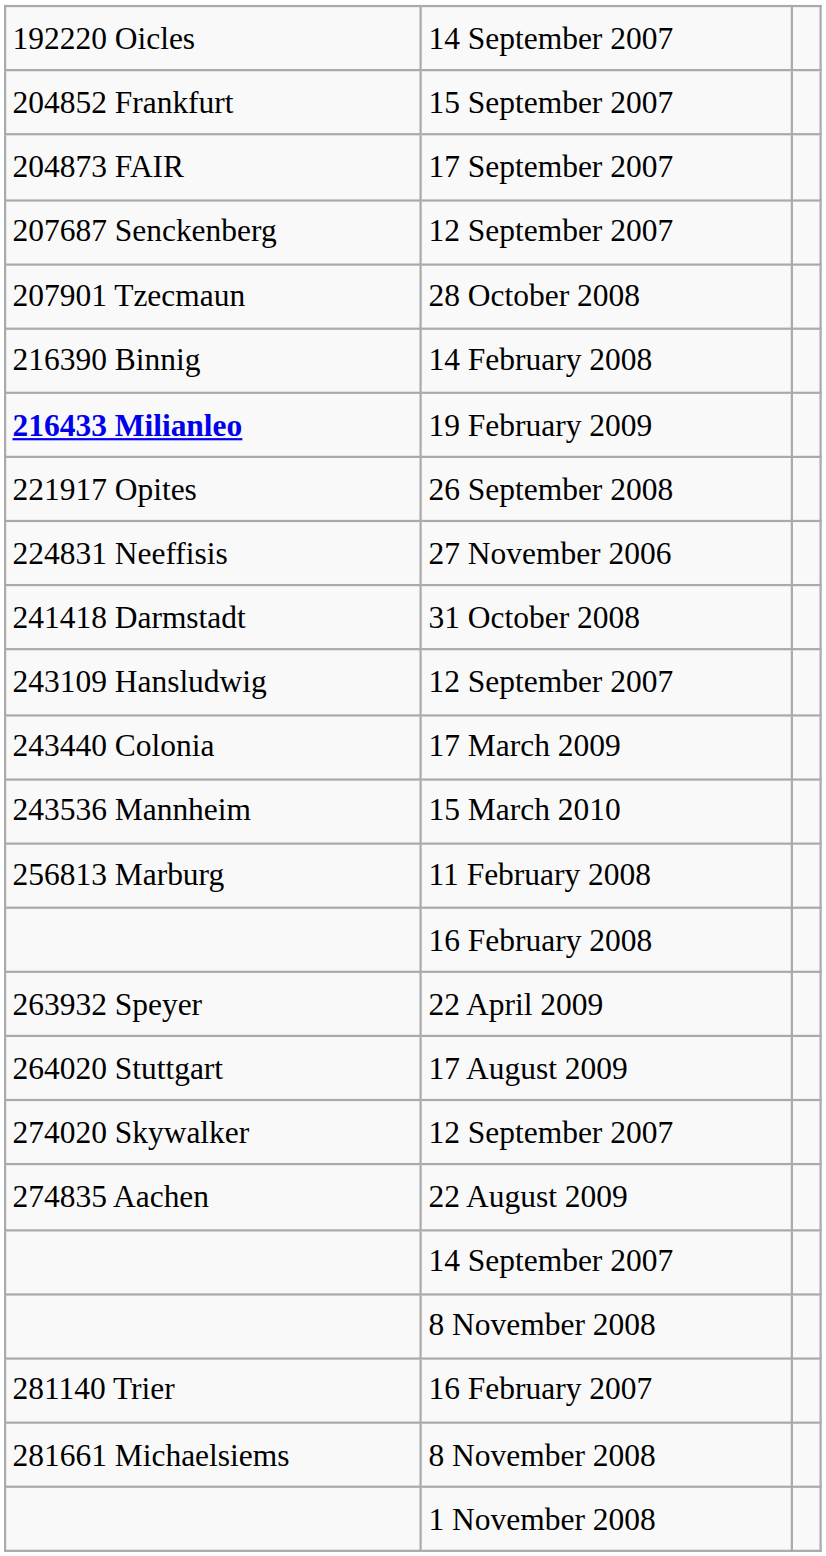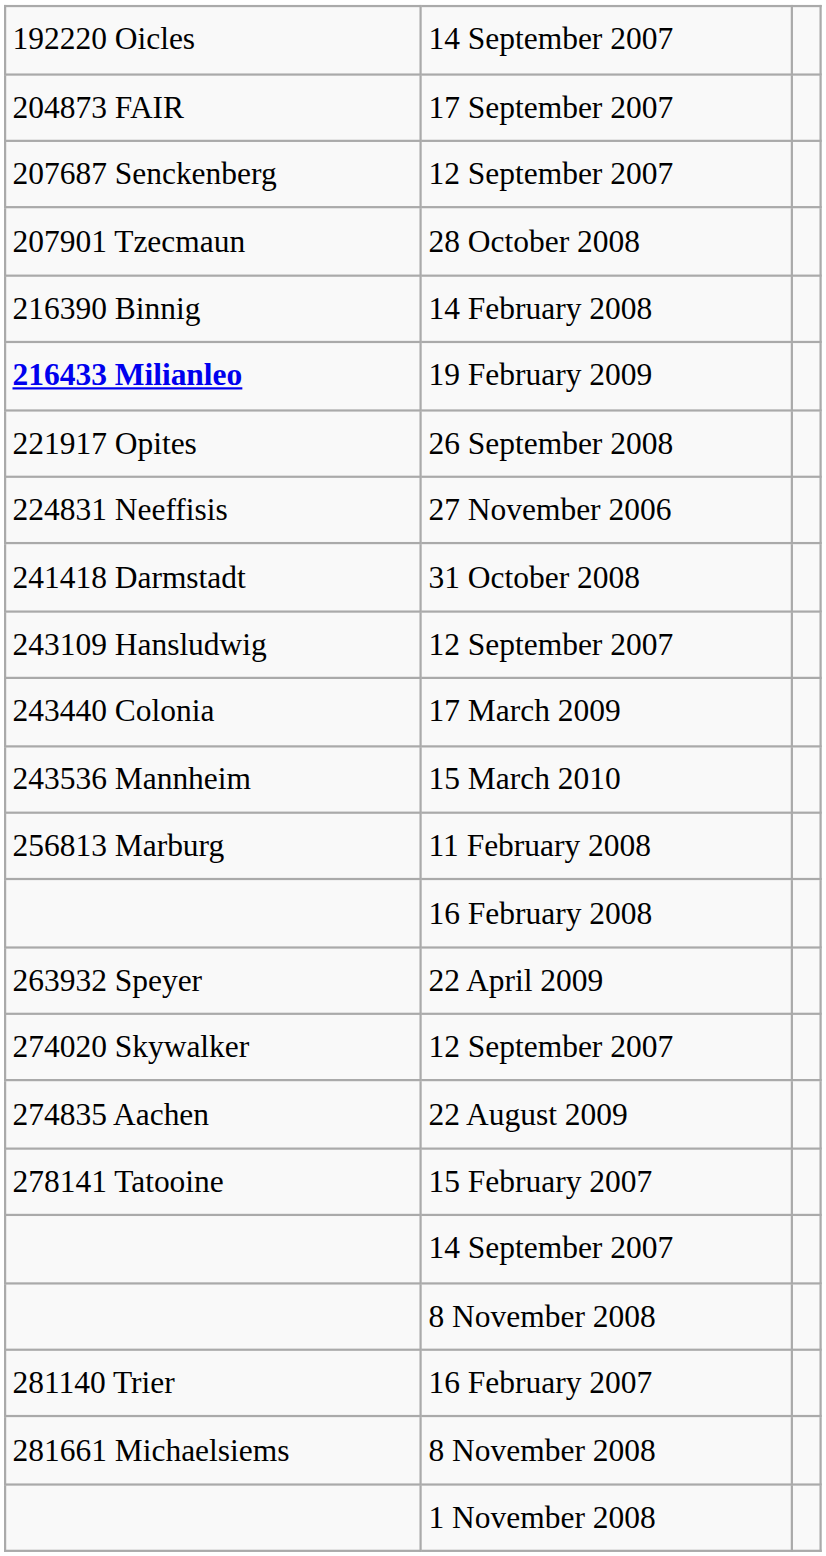- row: (123, 102)
- row: (118, 1068)
+ row: (118, 1181)
